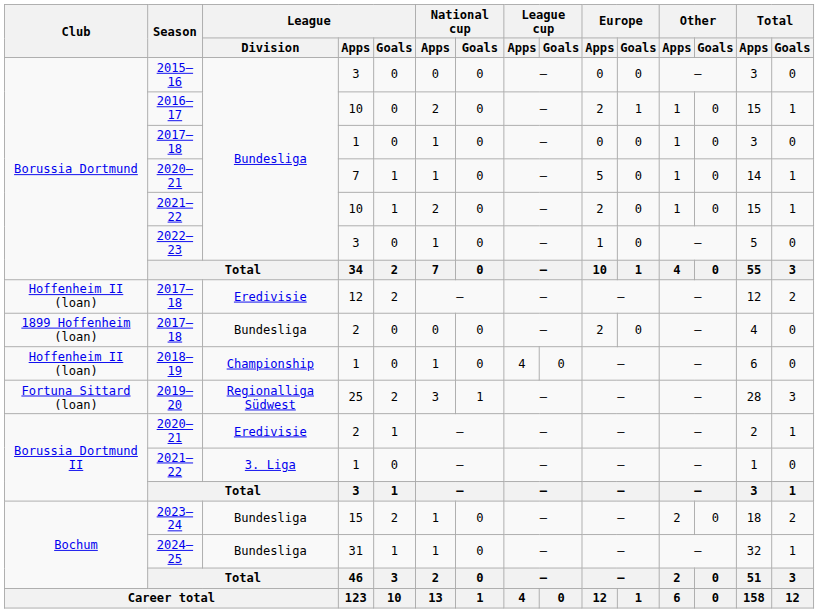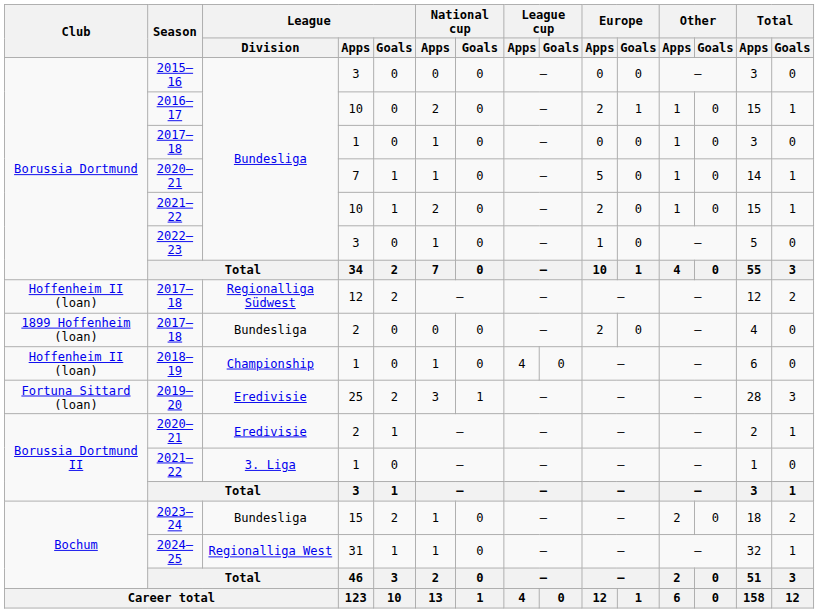(270, 296) Eredivisie -> (270, 296) Regionalliga Südwest
(270, 397) Regionalliga Südwest -> (270, 397) Eredivisie
(270, 552) Bundesliga -> (270, 552) Regionalliga West
